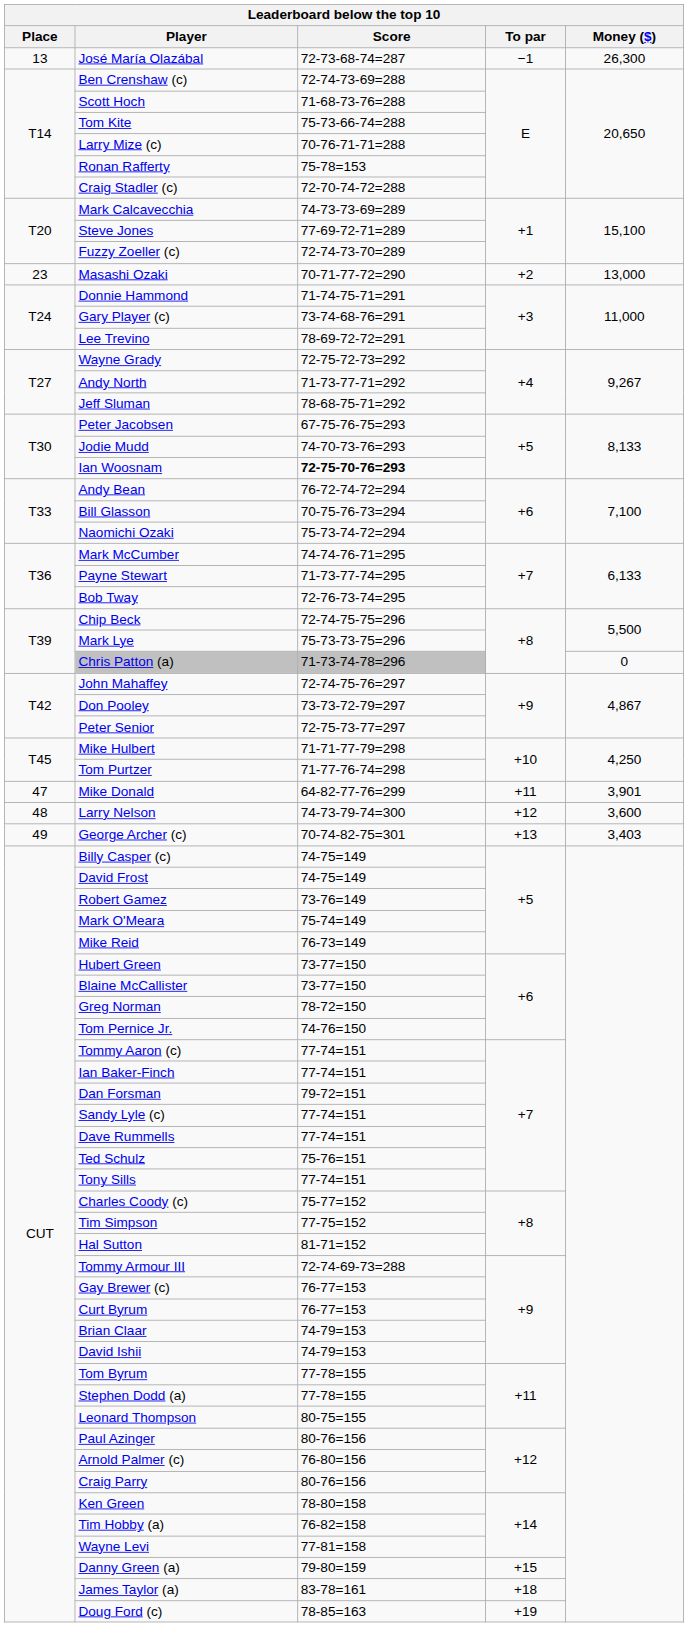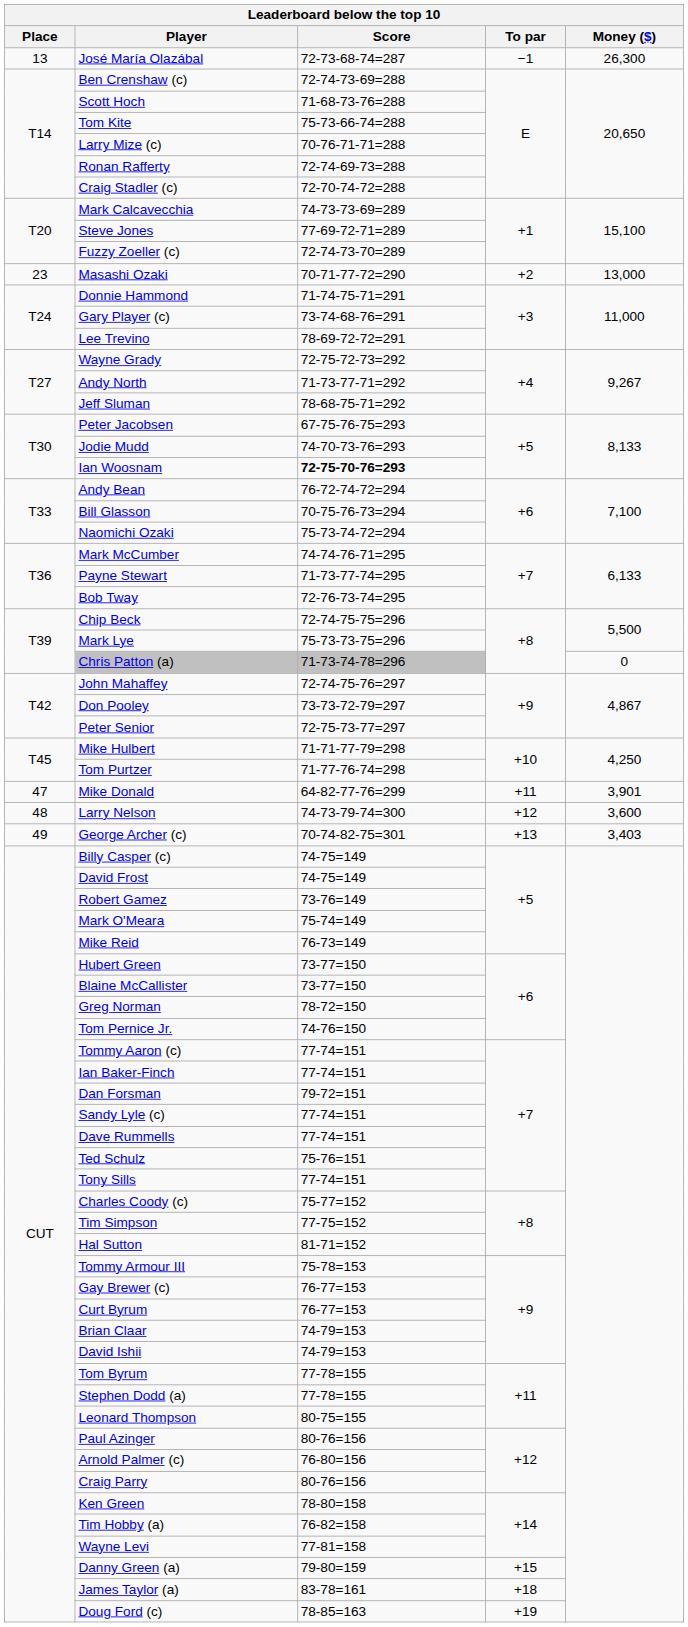(333, 166) 75-78=153 -> (353, 166) 72-74-69-73=288
(353, 1266) 72-74-69-73=288 -> (333, 1266) 75-78=153
